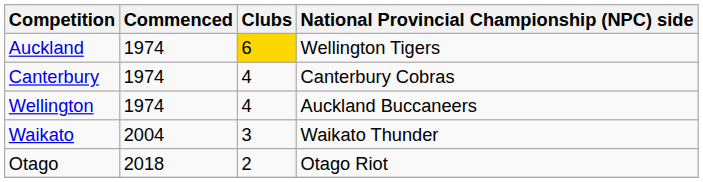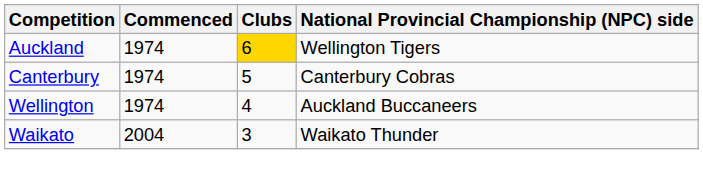(247, 77) 4 -> (247, 77) 5
- row: (34, 164)
